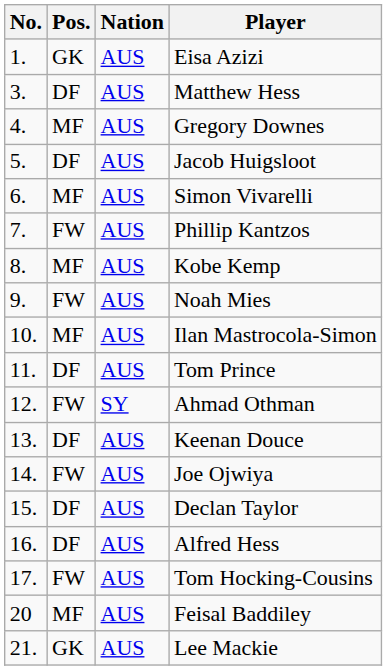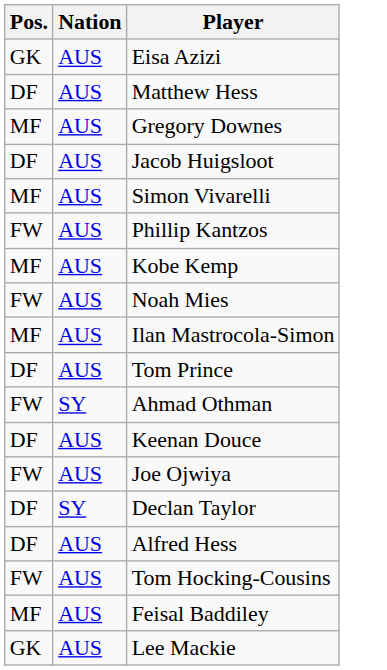- column: (26, 21)
(123, 508) AUS -> (72, 508) SY
